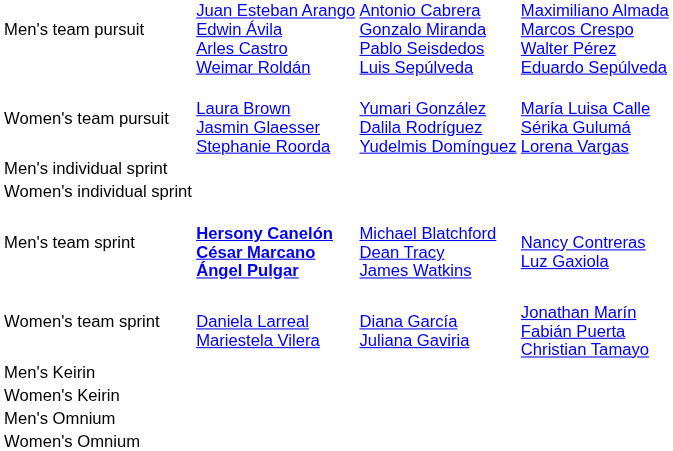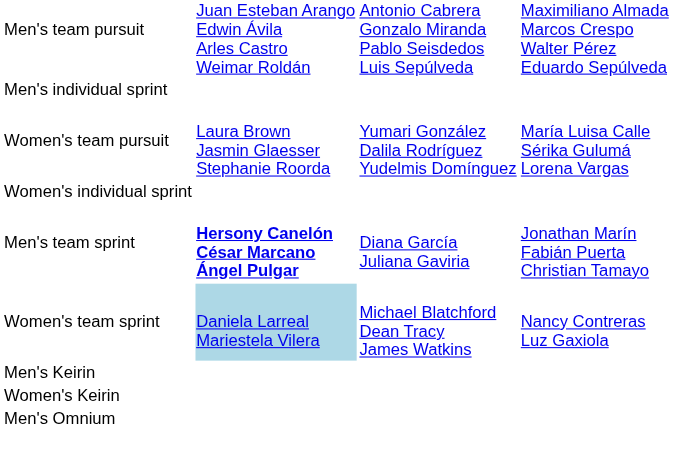rows swapped: (86, 118) <-> (86, 169)
(428, 252) Michael Blatchford Dean Tracy James Watkins -> (414, 252) Diana García Juliana Gaviria
(583, 252) Nancy Contreras Luz Gaxiola -> (585, 252) Jonathan Marín Fabián Puerta Christian Tamayo
(258, 331) no background -> (258, 331) lightblue background
(414, 331) Diana García Juliana Gaviria -> (428, 331) Michael Blatchford Dean Tracy James Watkins
(585, 331) Jonathan Marín Fabián Puerta Christian Tamayo -> (583, 331) Nancy Contreras Luz Gaxiola
- row: (72, 441)
